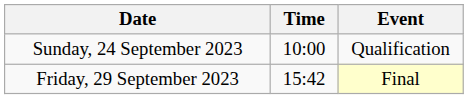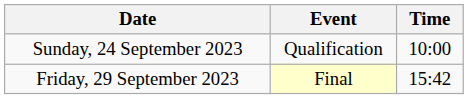columns swapped: (304, 19) <-> (401, 19)
